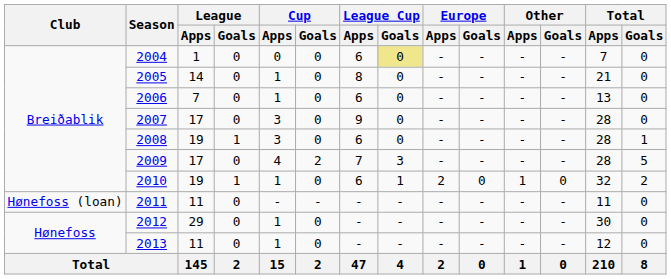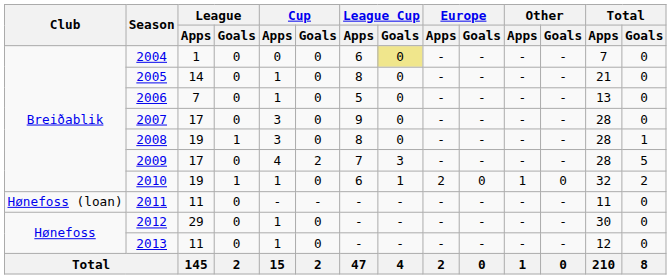(359, 98) 6 -> (359, 98) 5
(359, 139) 6 -> (359, 139) 8
